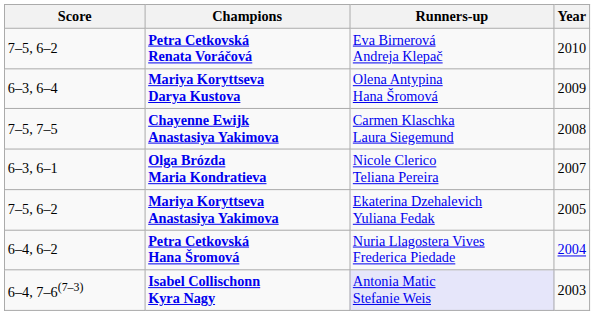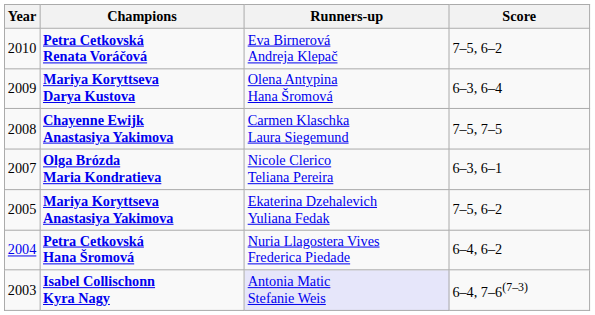columns swapped: (572, 16) <-> (75, 16)
